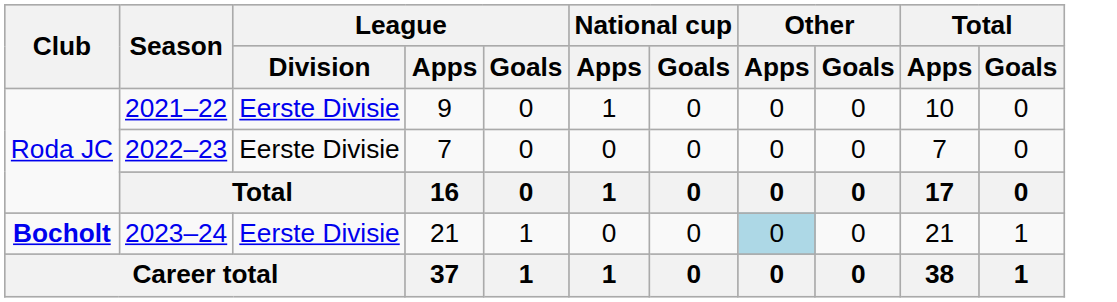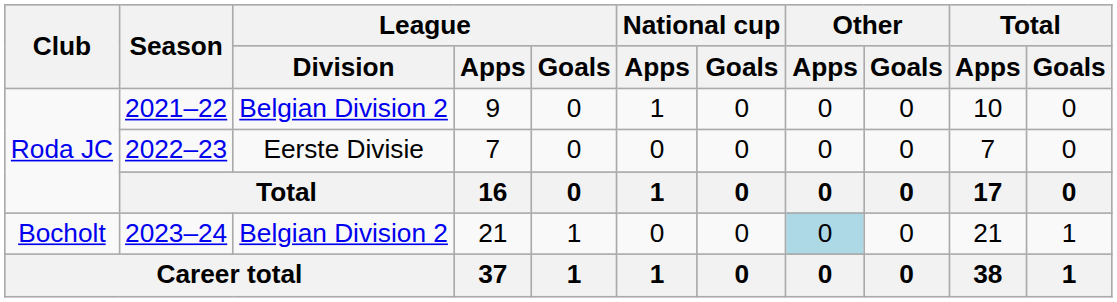(320, 108) Eerste Divisie -> (344, 108) Belgian Division 2
(62, 233) bold -> (62, 233) normal
(320, 233) Eerste Divisie -> (344, 233) Belgian Division 2
